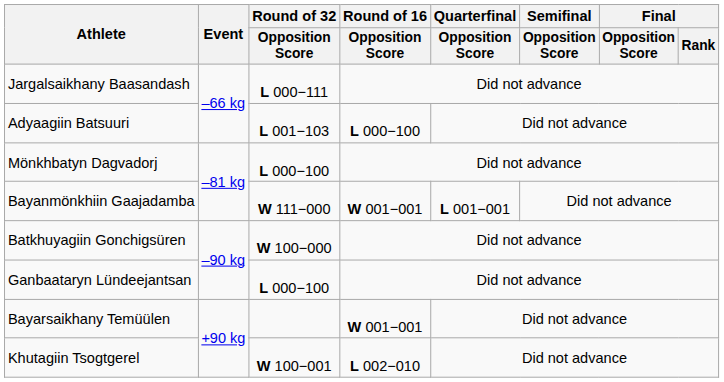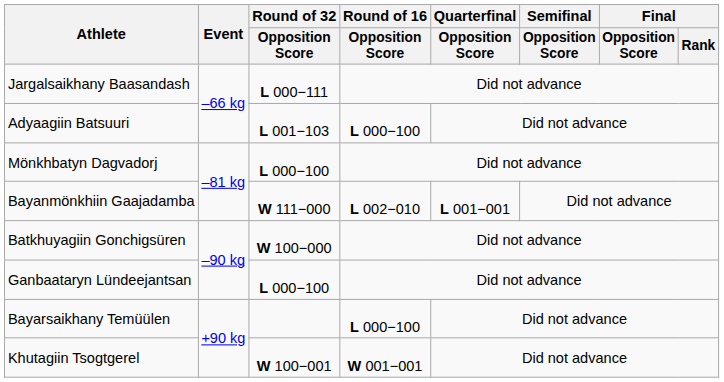(385, 210) W 001−001 -> (385, 210) L 002−010
(385, 327) W 001−001 -> (385, 327) L 000−100
(385, 366) L 002−010 -> (385, 366) W 001−001
